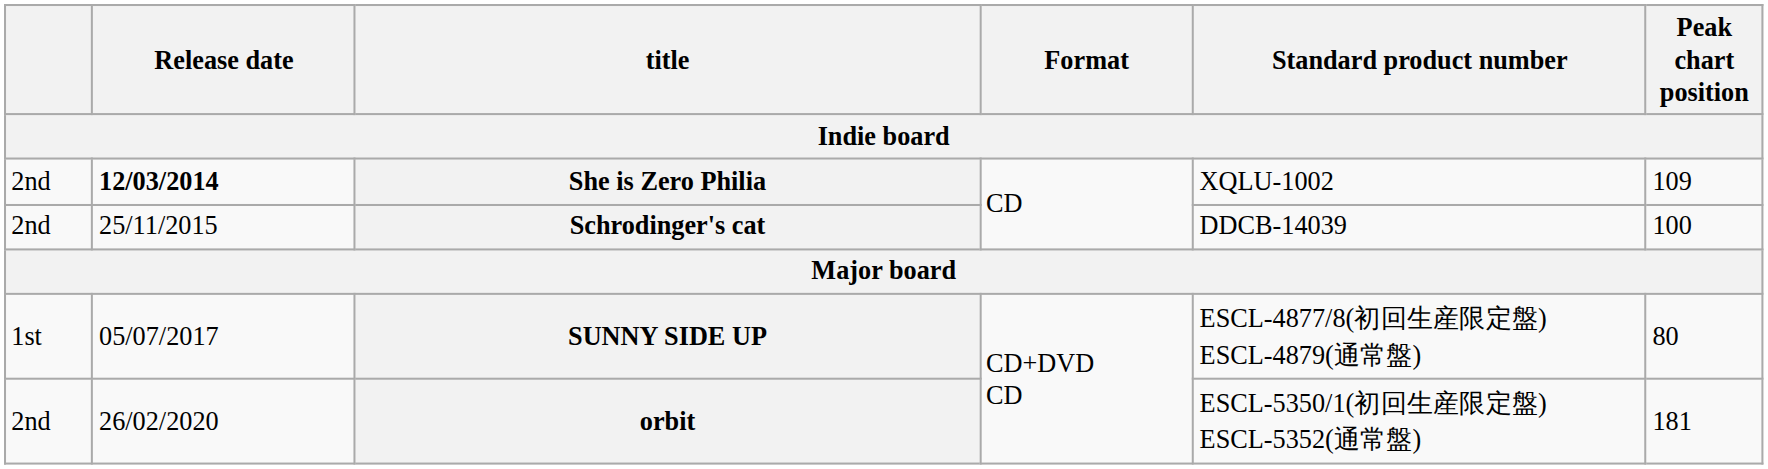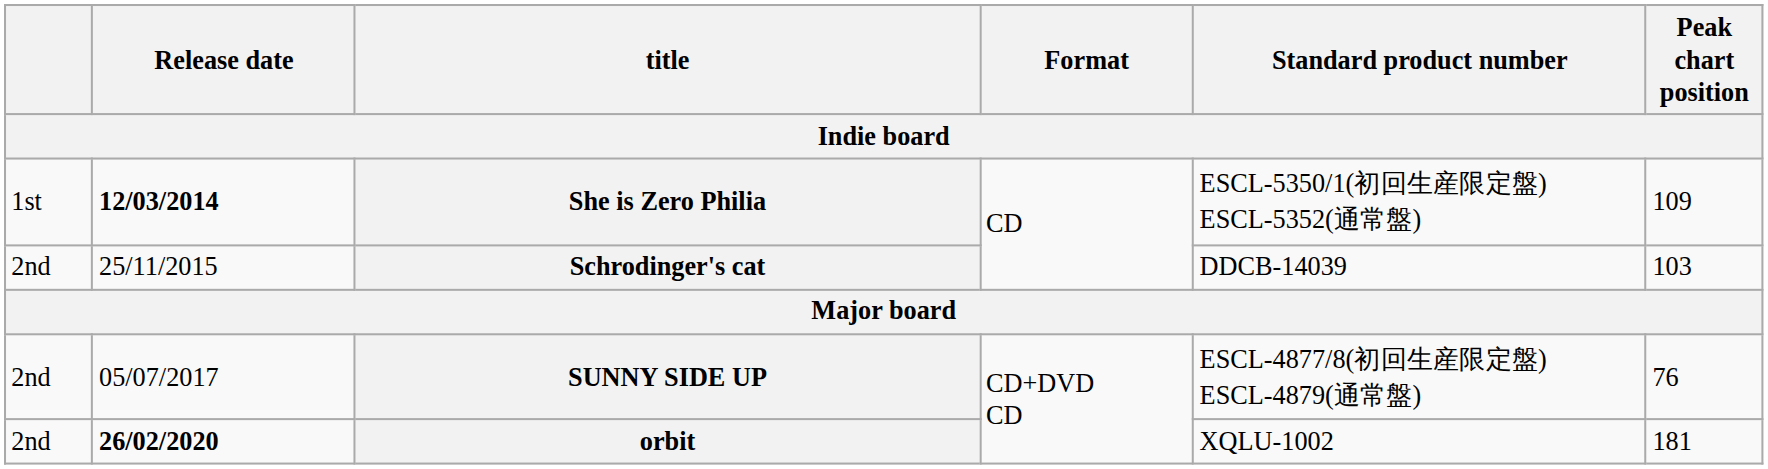(31, 181) 2nd -> (27, 201) 1st
(1267, 181) XQLU-1002 -> (1373, 201) ESCL-5350/1(初回生産限定盤) ESCL-5352(通常盤)
(1672, 226) 100 -> (1672, 266) 103
(27, 335) 1st -> (31, 376) 2nd
(1666, 335) 80 -> (1666, 376) 76
(159, 421) normal -> (159, 441) bold
(1373, 421) ESCL-5350/1(初回生産限定盤) ESCL-5352(通常盤) -> (1267, 441) XQLU-1002
